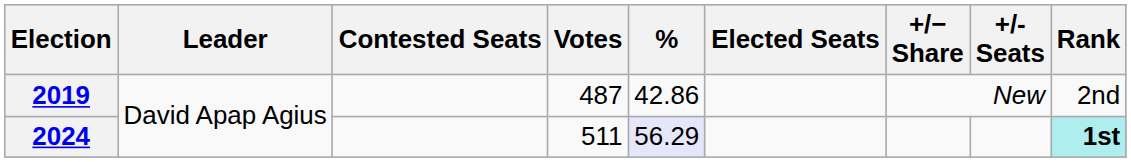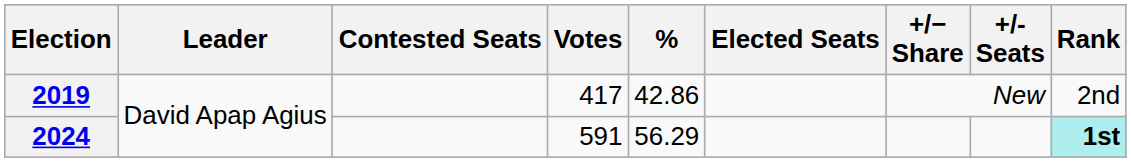(601, 95) 487 -> (601, 95) 417
(602, 136) 511 -> (601, 136) 591
(667, 136) lavender background -> (667, 136) no background
